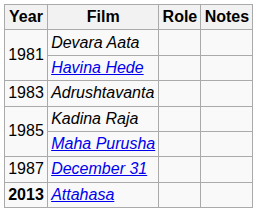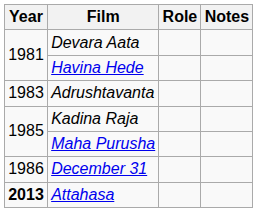(26, 169) 1987 -> (26, 169) 1986
